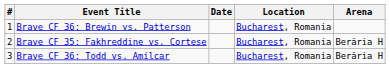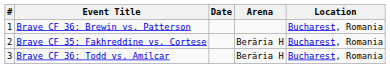columns swapped: (359, 11) <-> (284, 11)
